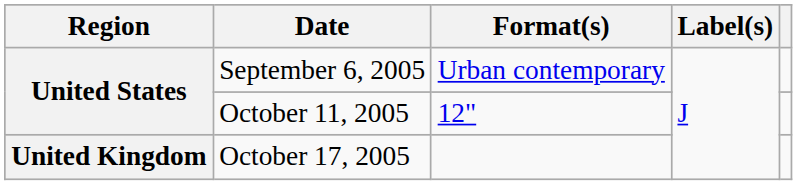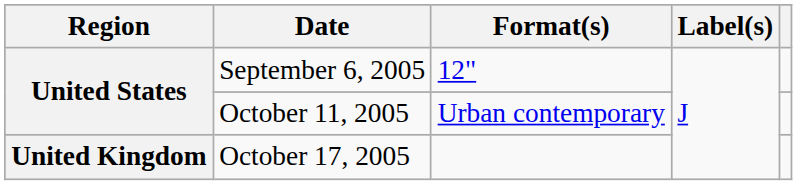(551, 69) Urban contemporary -> (457, 69) 12"
(457, 112) 12" -> (551, 112) Urban contemporary
